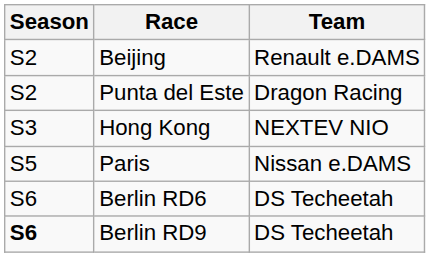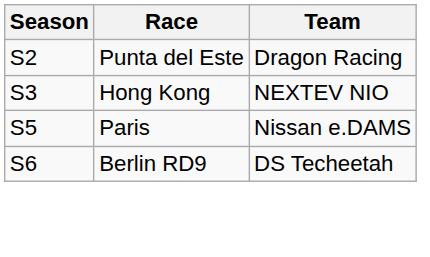- row: (133, 57)
- row: (153, 198)
(23, 233) bold -> (23, 163) normal
